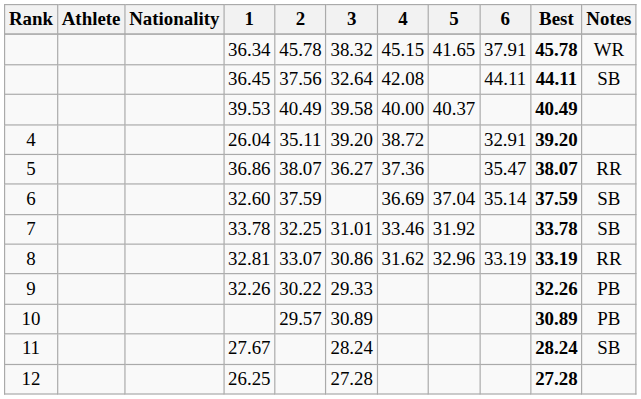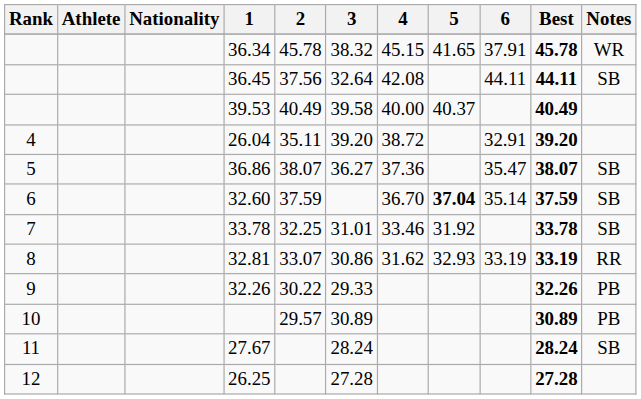(609, 169) RR -> (609, 169) SB
(403, 199) 36.69 -> (403, 199) 36.70
(454, 199) normal -> (454, 199) bold
(454, 259) 32.96 -> (454, 259) 32.93
